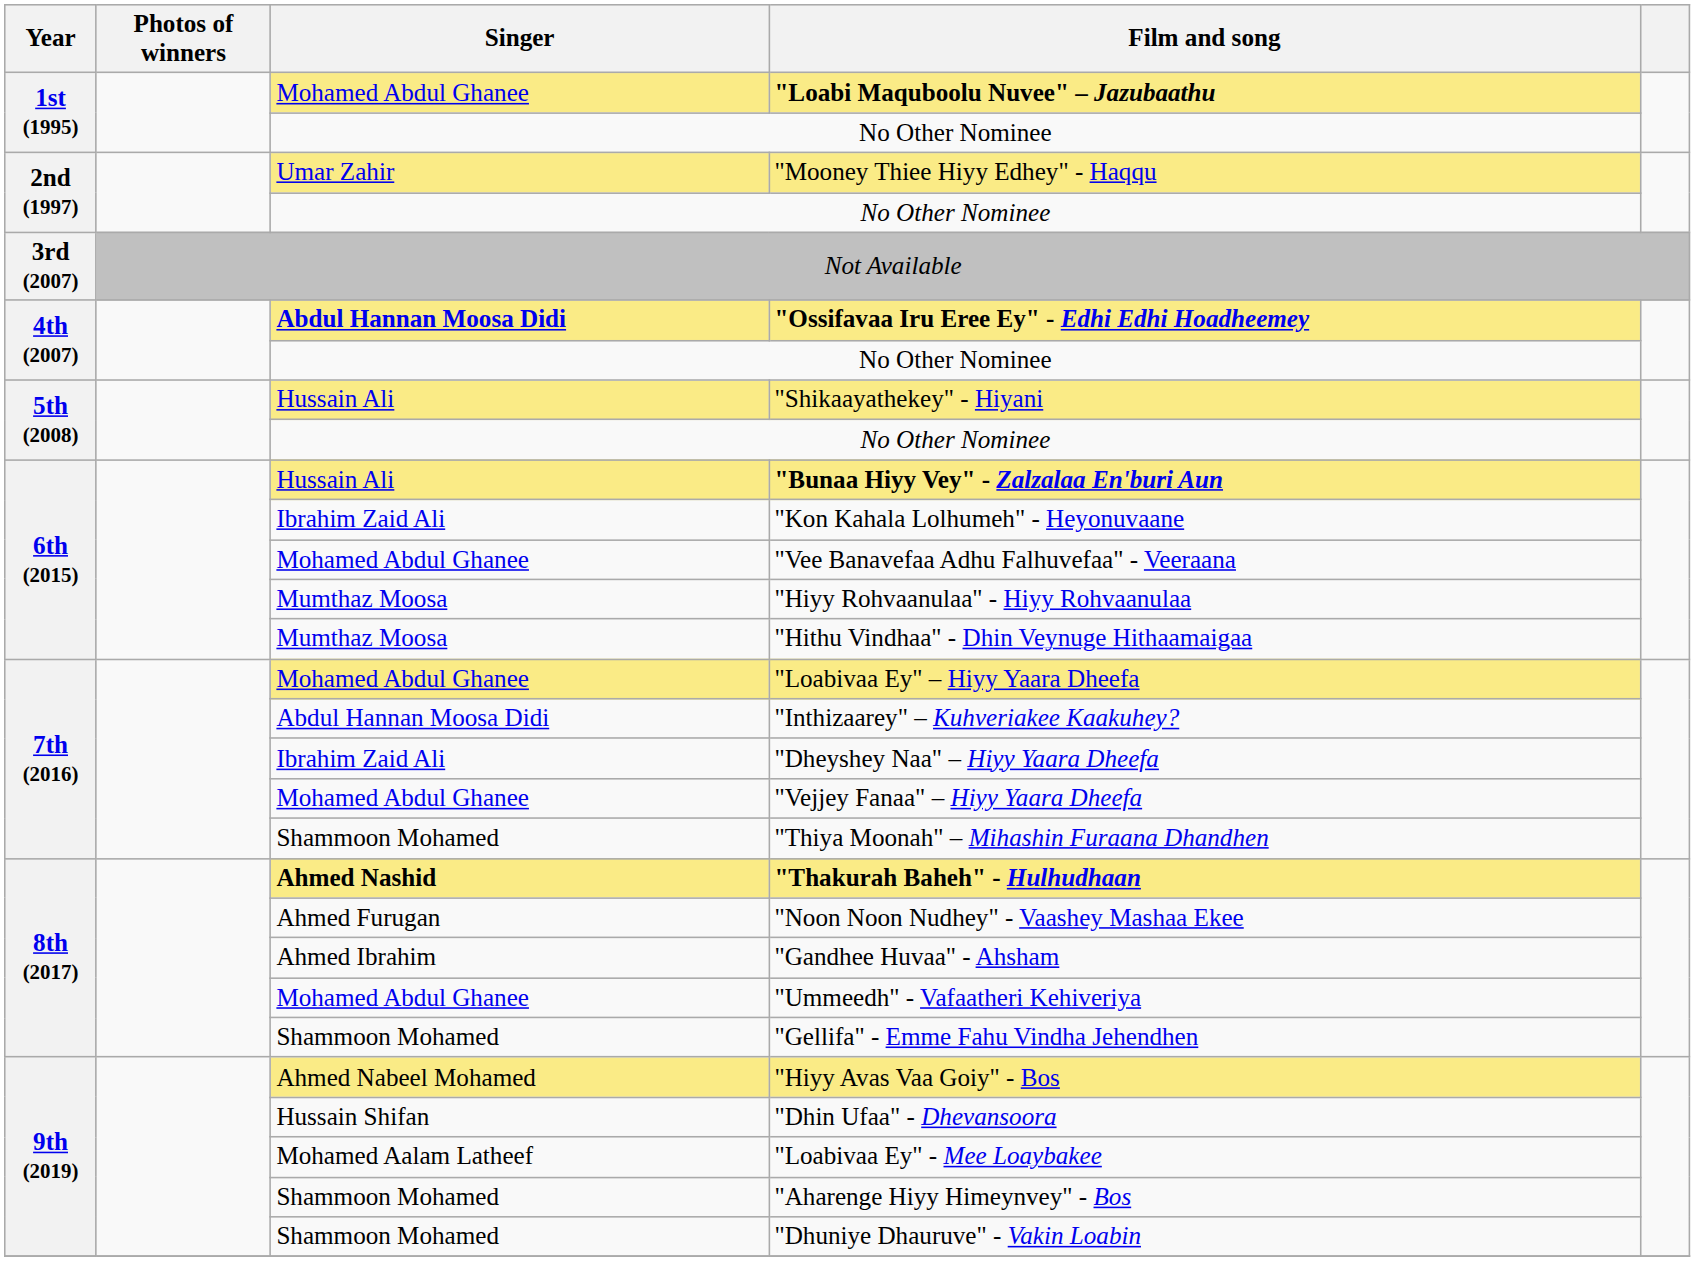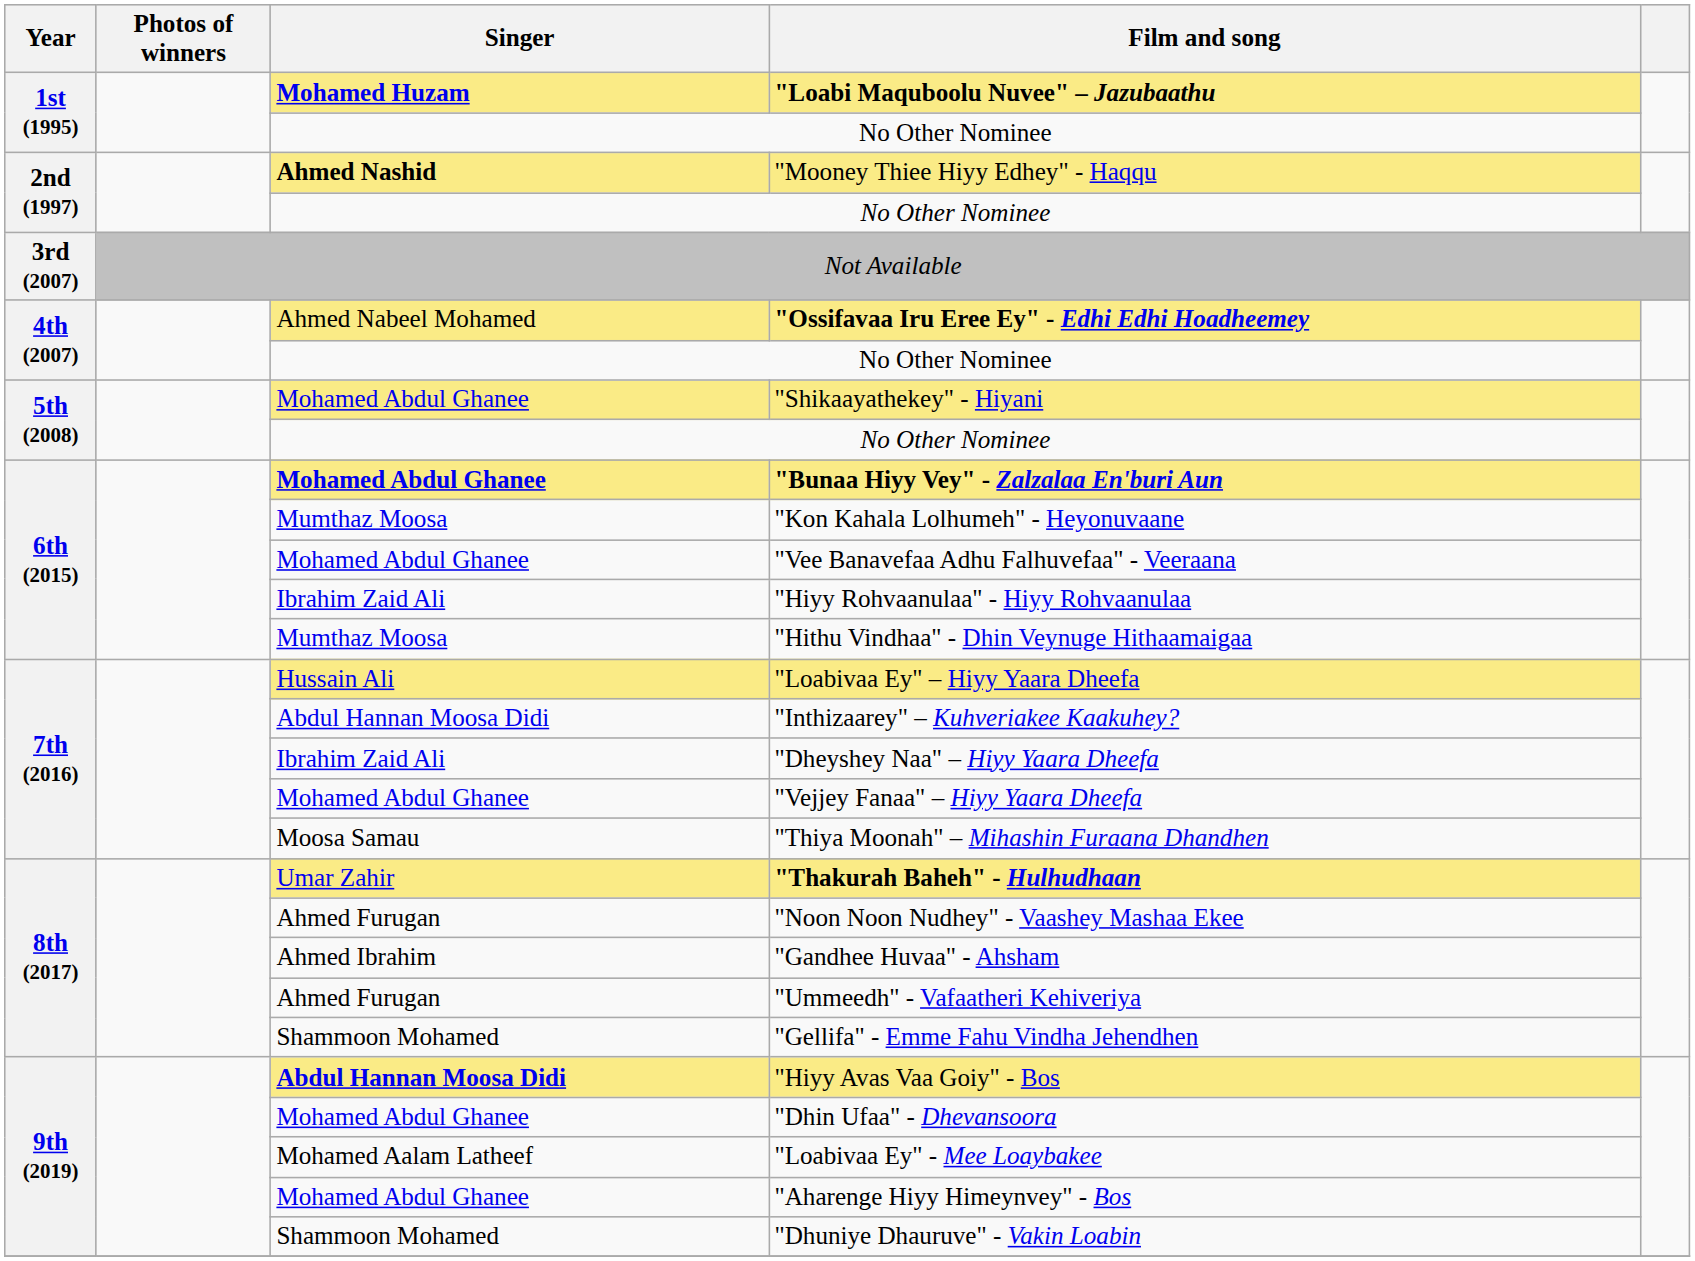(403, 92) Mohamed Abdul Ghanee -> (373, 92) Mohamed Huzam
(335, 172) Umar Zahir -> (356, 172) Ahmed Nashid
(421, 319) Abdul Hannan Moosa Didi -> (406, 319) Ahmed Nabeel Mohamed
(335, 399) Hussain Ali -> (403, 399) Mohamed Abdul Ghanee
(335, 479) Hussain Ali -> (411, 479) Mohamed Abdul Ghanee
(361, 519) Ibrahim Zaid Ali -> (362, 519) Mumthaz Moosa
(362, 598) Mumthaz Moosa -> (361, 598) Ibrahim Zaid Ali
(403, 678) Mohamed Abdul Ghanee -> (335, 678) Hussain Ali
(388, 837) Shammoon Mohamed -> (348, 837) Moosa Samau
(356, 877) Ahmed Nashid -> (335, 877) Umar Zahir
(403, 997) Mohamed Abdul Ghanee -> (358, 997) Ahmed Furugan
(406, 1076) Ahmed Nabeel Mohamed -> (421, 1076) Abdul Hannan Moosa Didi
(353, 1116) Hussain Shifan -> (403, 1116) Mohamed Abdul Ghanee
(388, 1196) Shammoon Mohamed -> (403, 1196) Mohamed Abdul Ghanee
